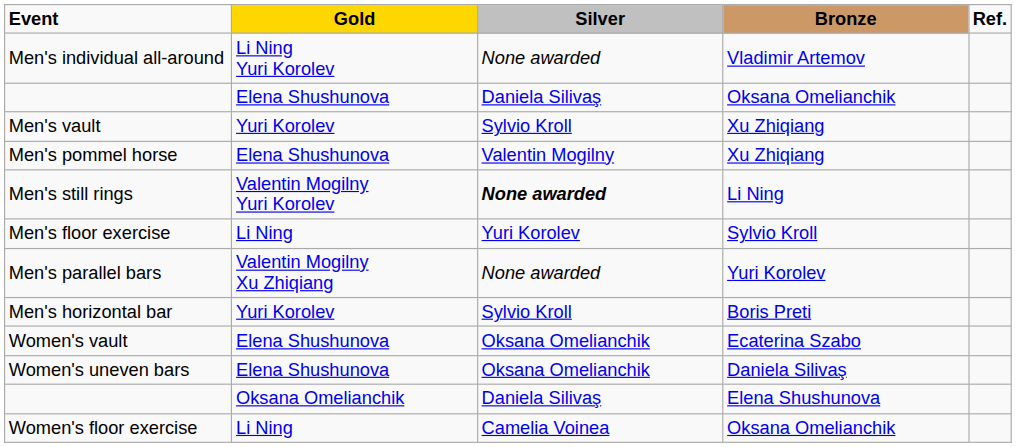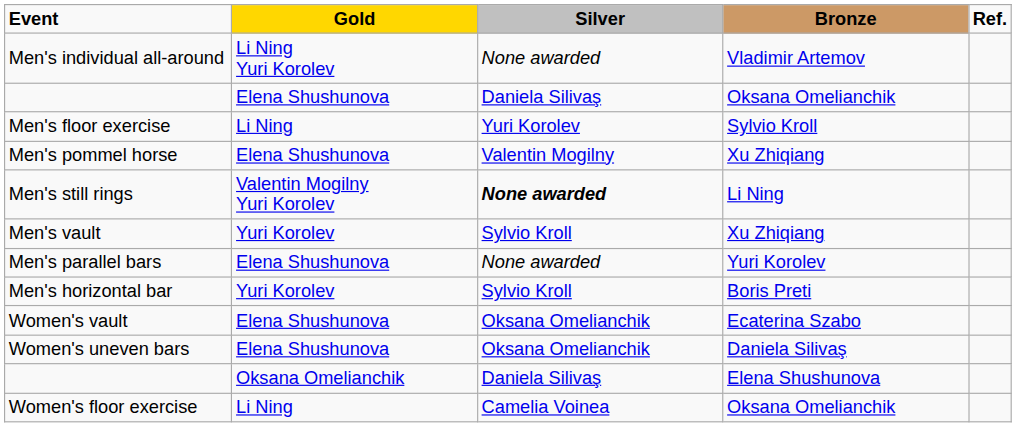rows swapped: (90, 233) <-> (55, 126)
(302, 272) Valentin Mogilny Xu Zhiqiang -> (313, 262) Elena Shushunova
